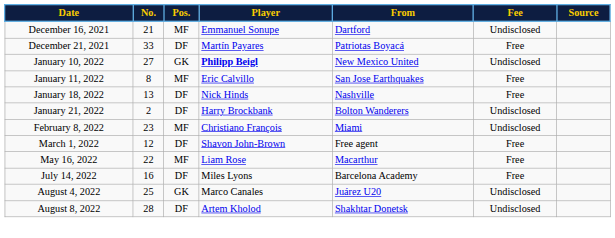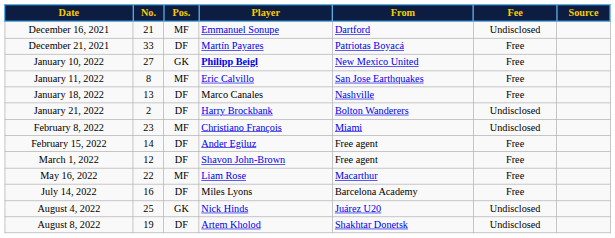(515, 62) Undisclosed -> (515, 62) Free
(225, 95) Nick Hinds -> (232, 95) Marco Canales
+ row: (69, 143)
(232, 192) Marco Canales -> (225, 208) Nick Hinds
(148, 208) 28 -> (148, 225) 19
